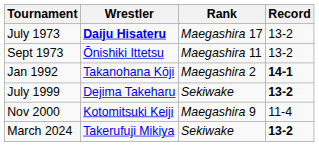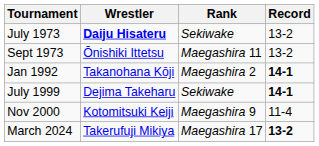(222, 33) Maegashira 17 -> (207, 33) Sekiwake
(281, 92) 13-2 -> (281, 92) 14-1
(207, 131) Sekiwake -> (222, 131) Maegashira 17
